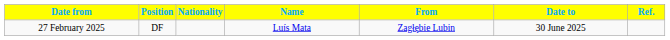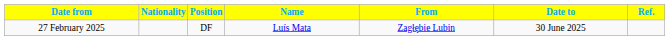columns swapped: (157, 12) <-> (200, 12)
